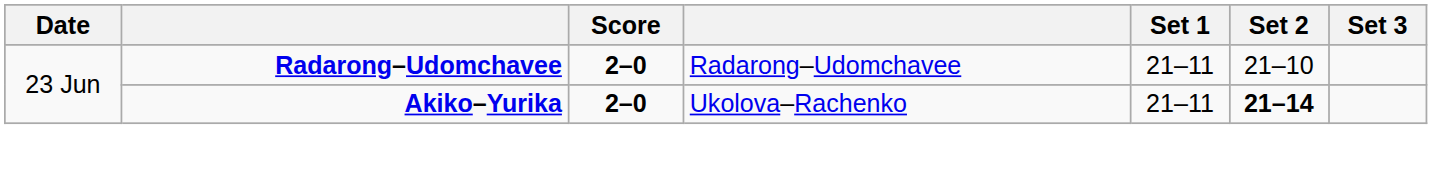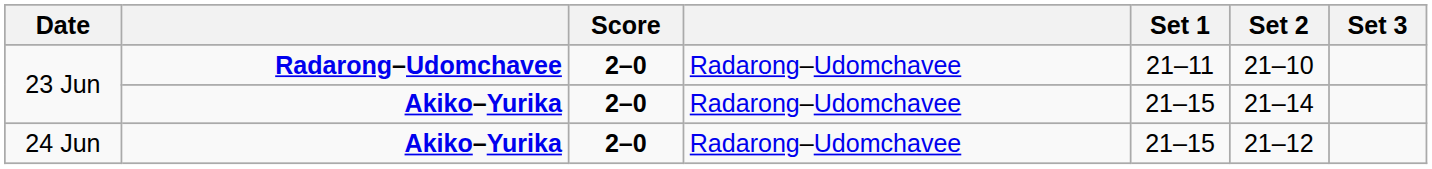(798, 104) Ukolova–Rachenko -> (826, 104) Radarong–Udomchavee
(1180, 104) 21–11 -> (1180, 104) 21–15
(1279, 104) bold -> (1279, 104) normal
+ row: (63, 144)
